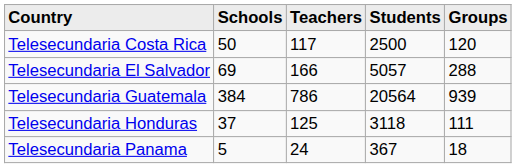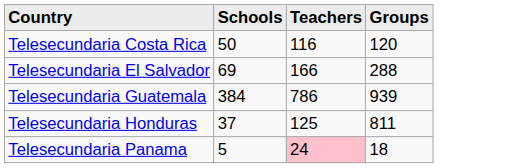- column: (405, 17)
(303, 44) 117 -> (303, 44) 116
(461, 123) 111 -> (383, 123) 811
(299, 149) no background -> (299, 149) pink background
